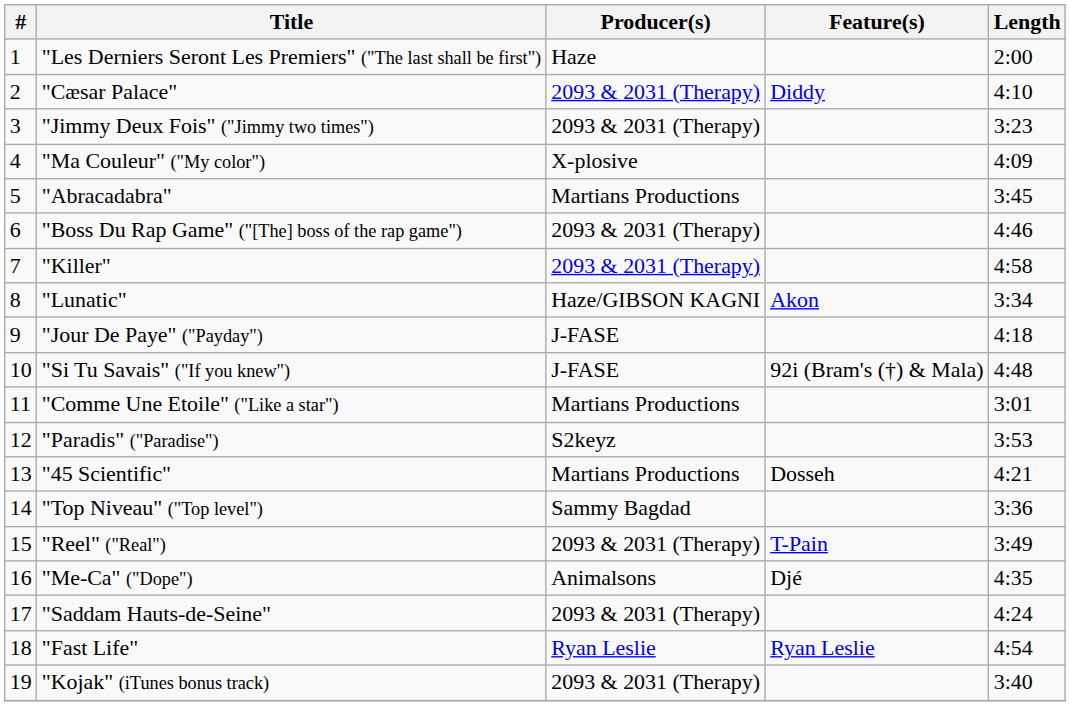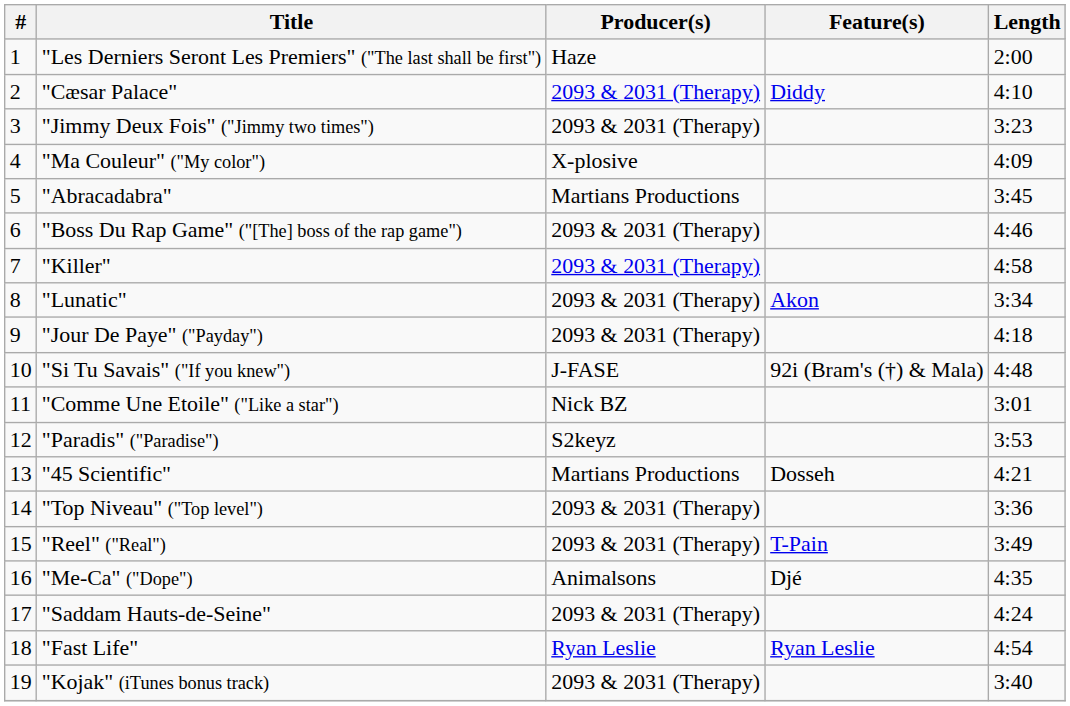(656, 299) Haze/GIBSON KAGNI -> (656, 299) 2093 & 2031 (Therapy)
(585, 334) J-FASE -> (656, 334) 2093 & 2031 (Therapy)
(645, 404) Martians Productions -> (589, 404) Nick BZ
(621, 508) Sammy Bagdad -> (656, 508) 2093 & 2031 (Therapy)
